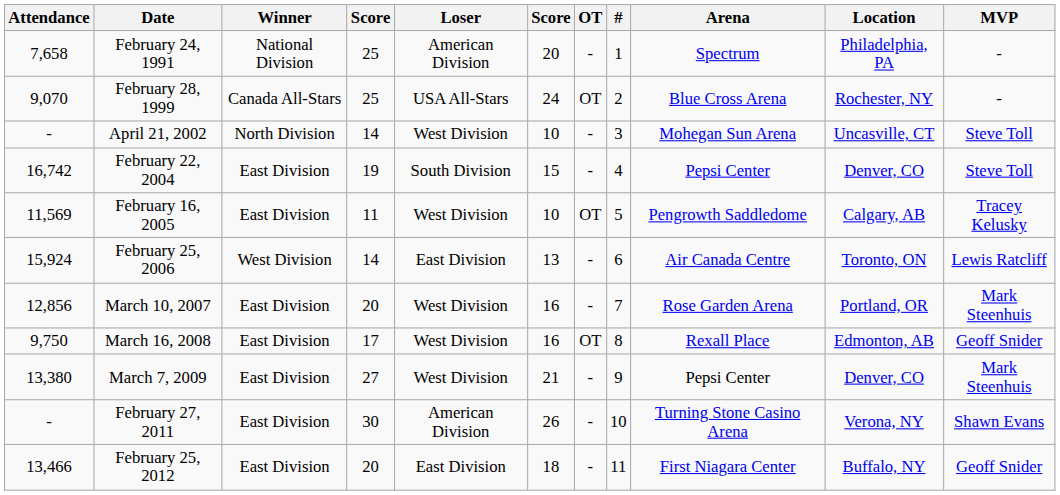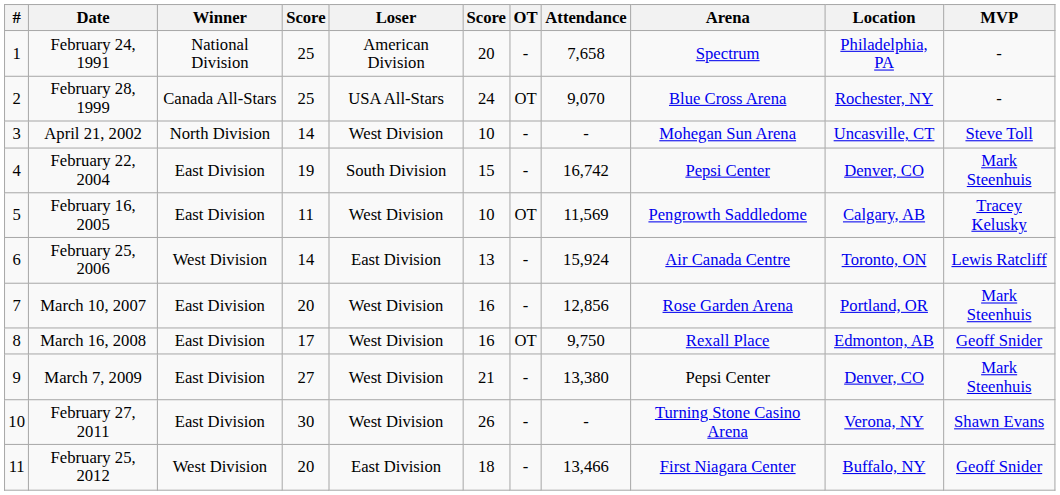columns swapped: (618, 17) <-> (49, 17)
(999, 170) Steve Toll -> (999, 170) Mark Steenhuis
(461, 421) American Division -> (396, 421) West Division
(285, 467) East Division -> (220, 467) West Division
